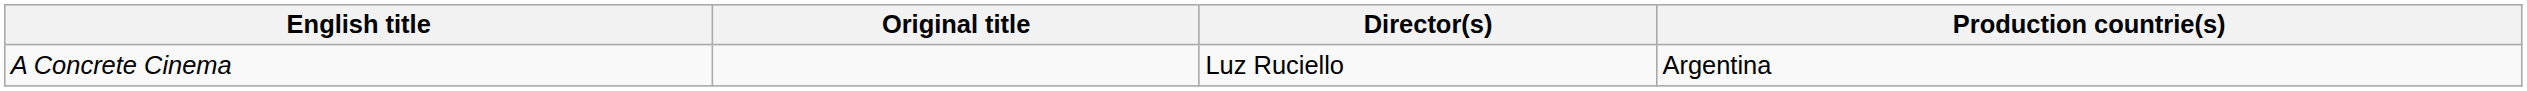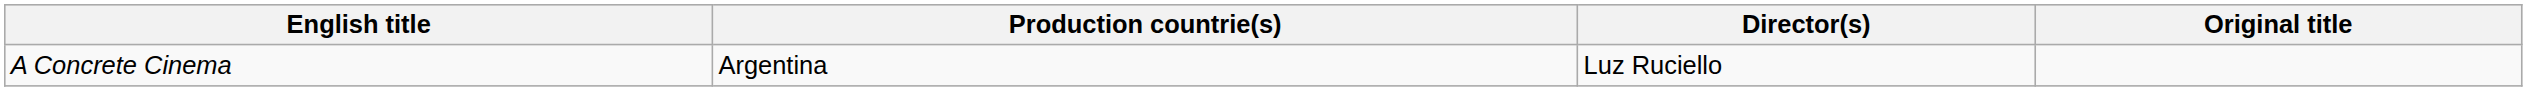columns swapped: (956, 24) <-> (2089, 24)
